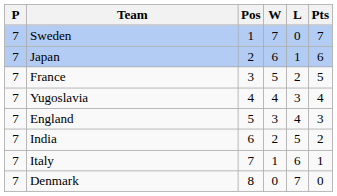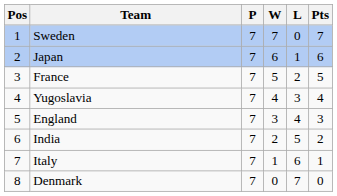columns swapped: (251, 14) <-> (16, 14)
